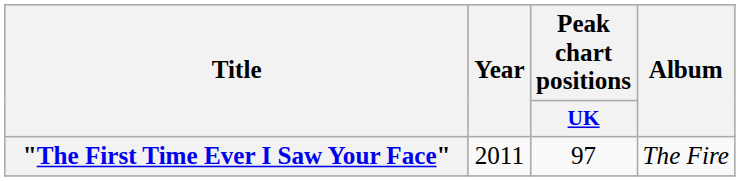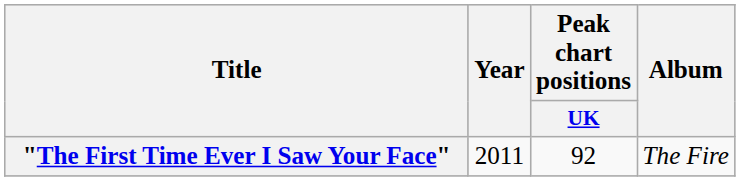(584, 156) 97 -> (584, 156) 92
